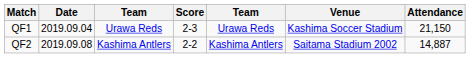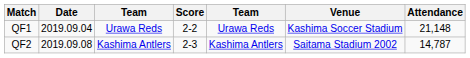(190, 28) 2-3 -> (190, 28) 2-2
(435, 28) 21,150 -> (435, 28) 21,148
(190, 45) 2-2 -> (190, 45) 2-3
(435, 45) 14,887 -> (435, 45) 14,787
